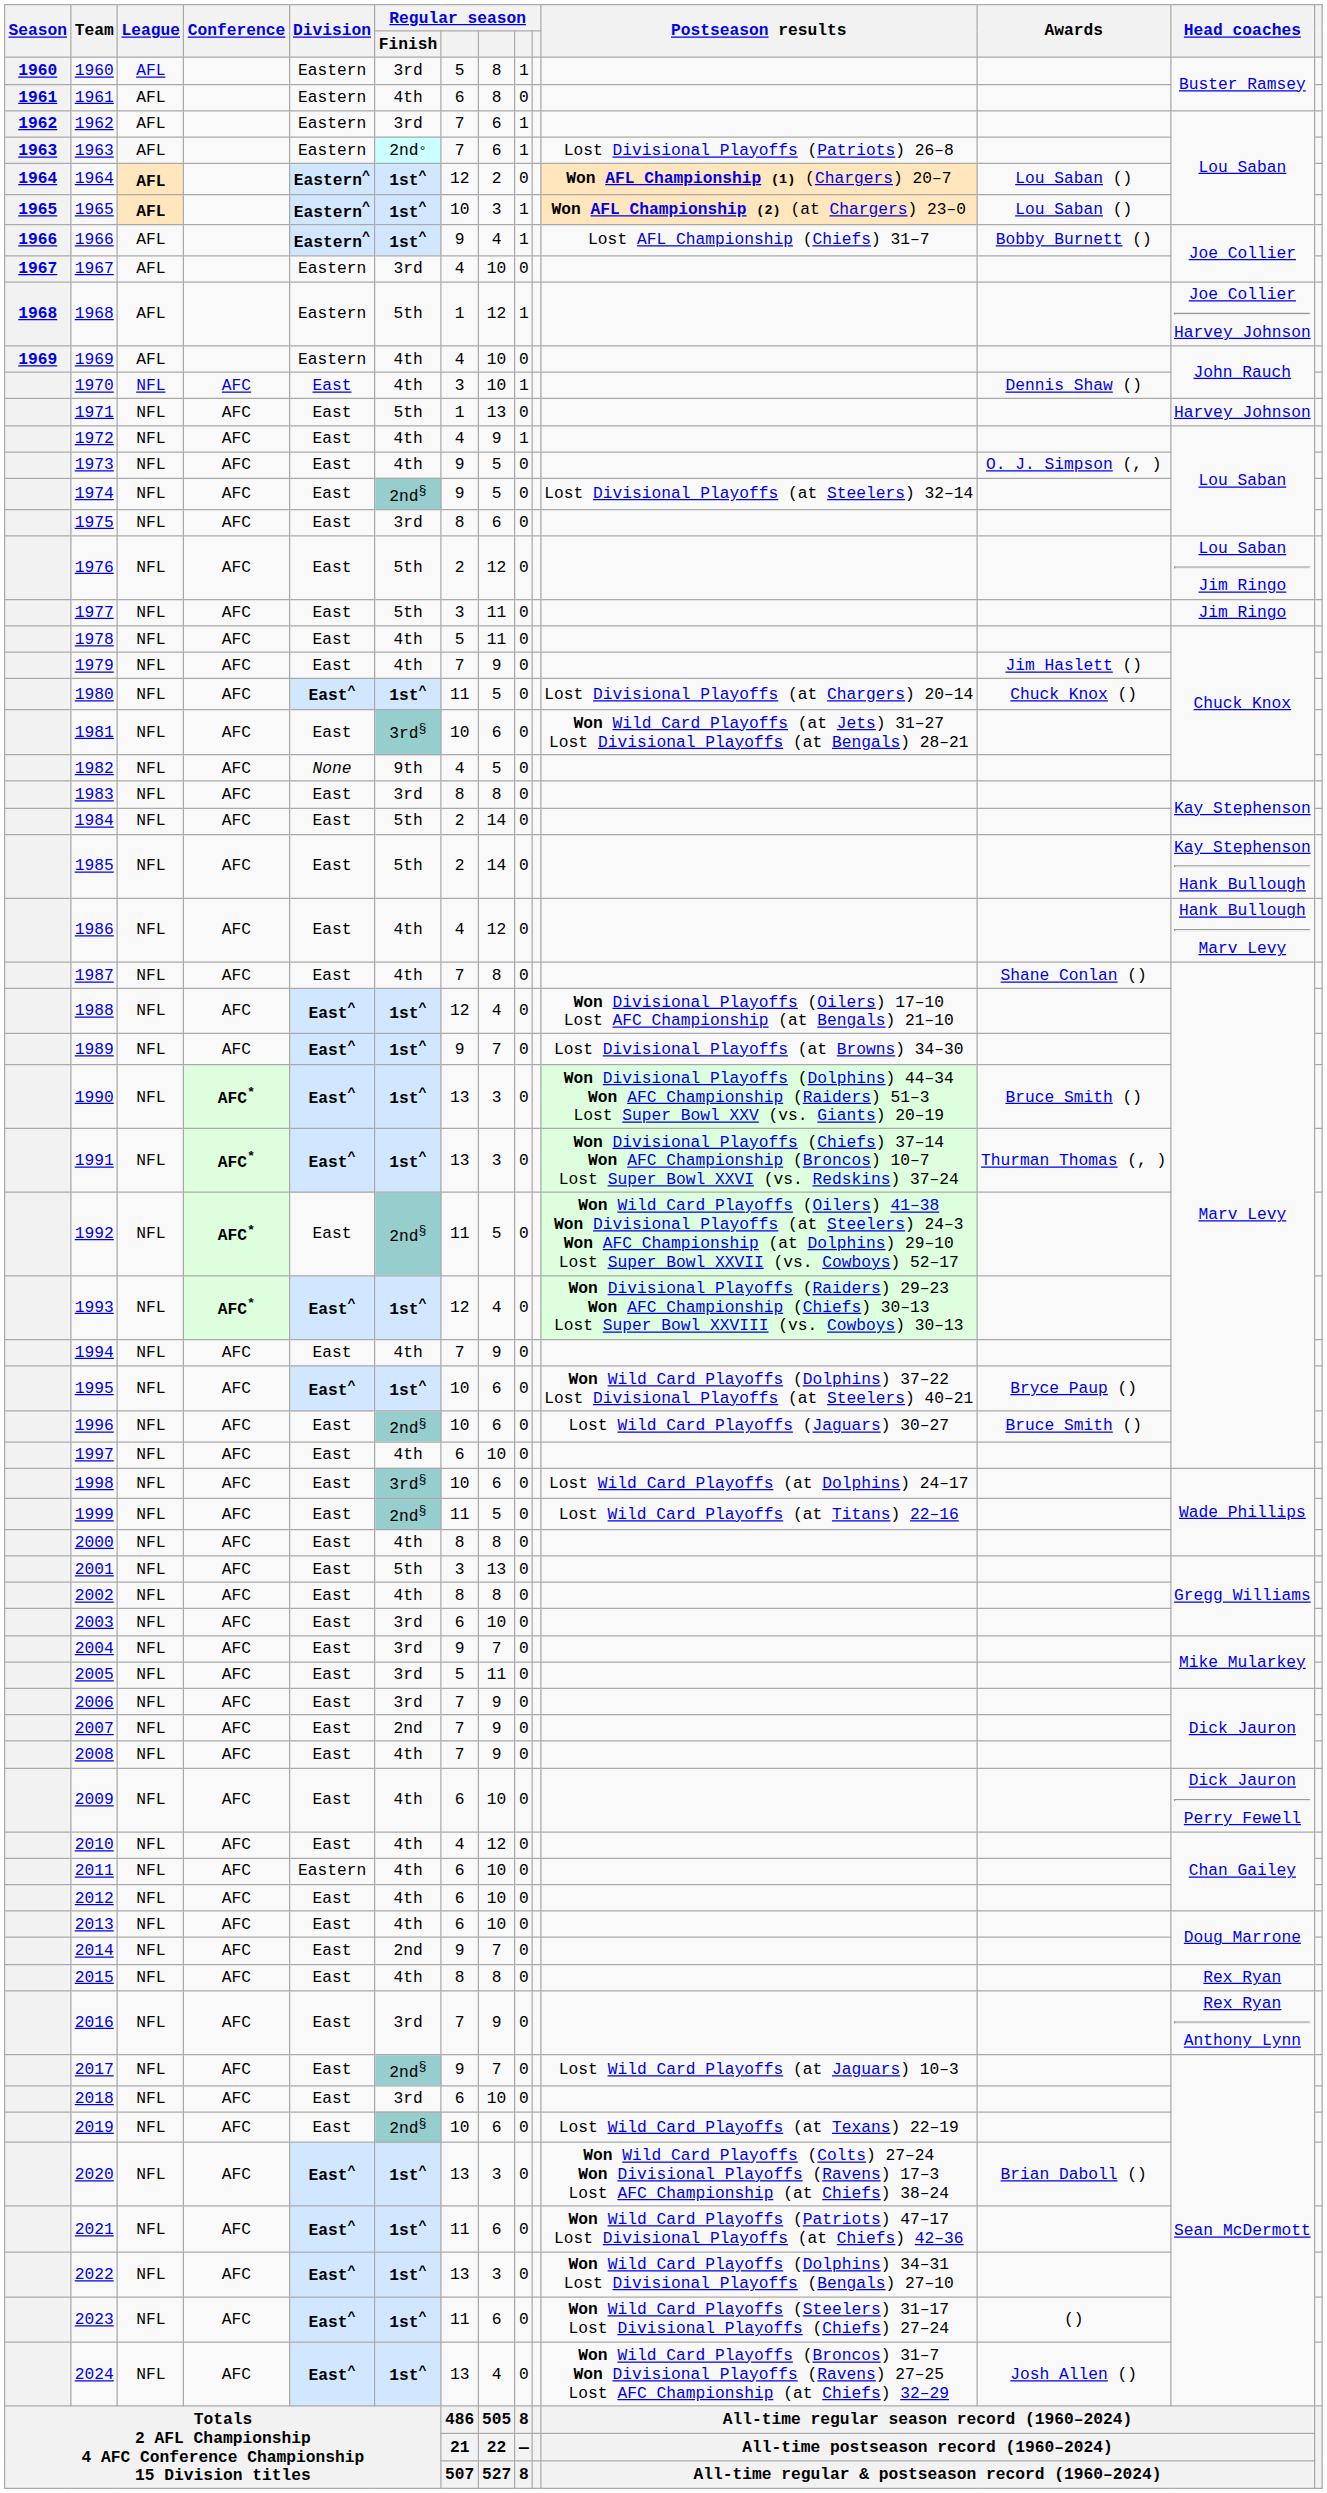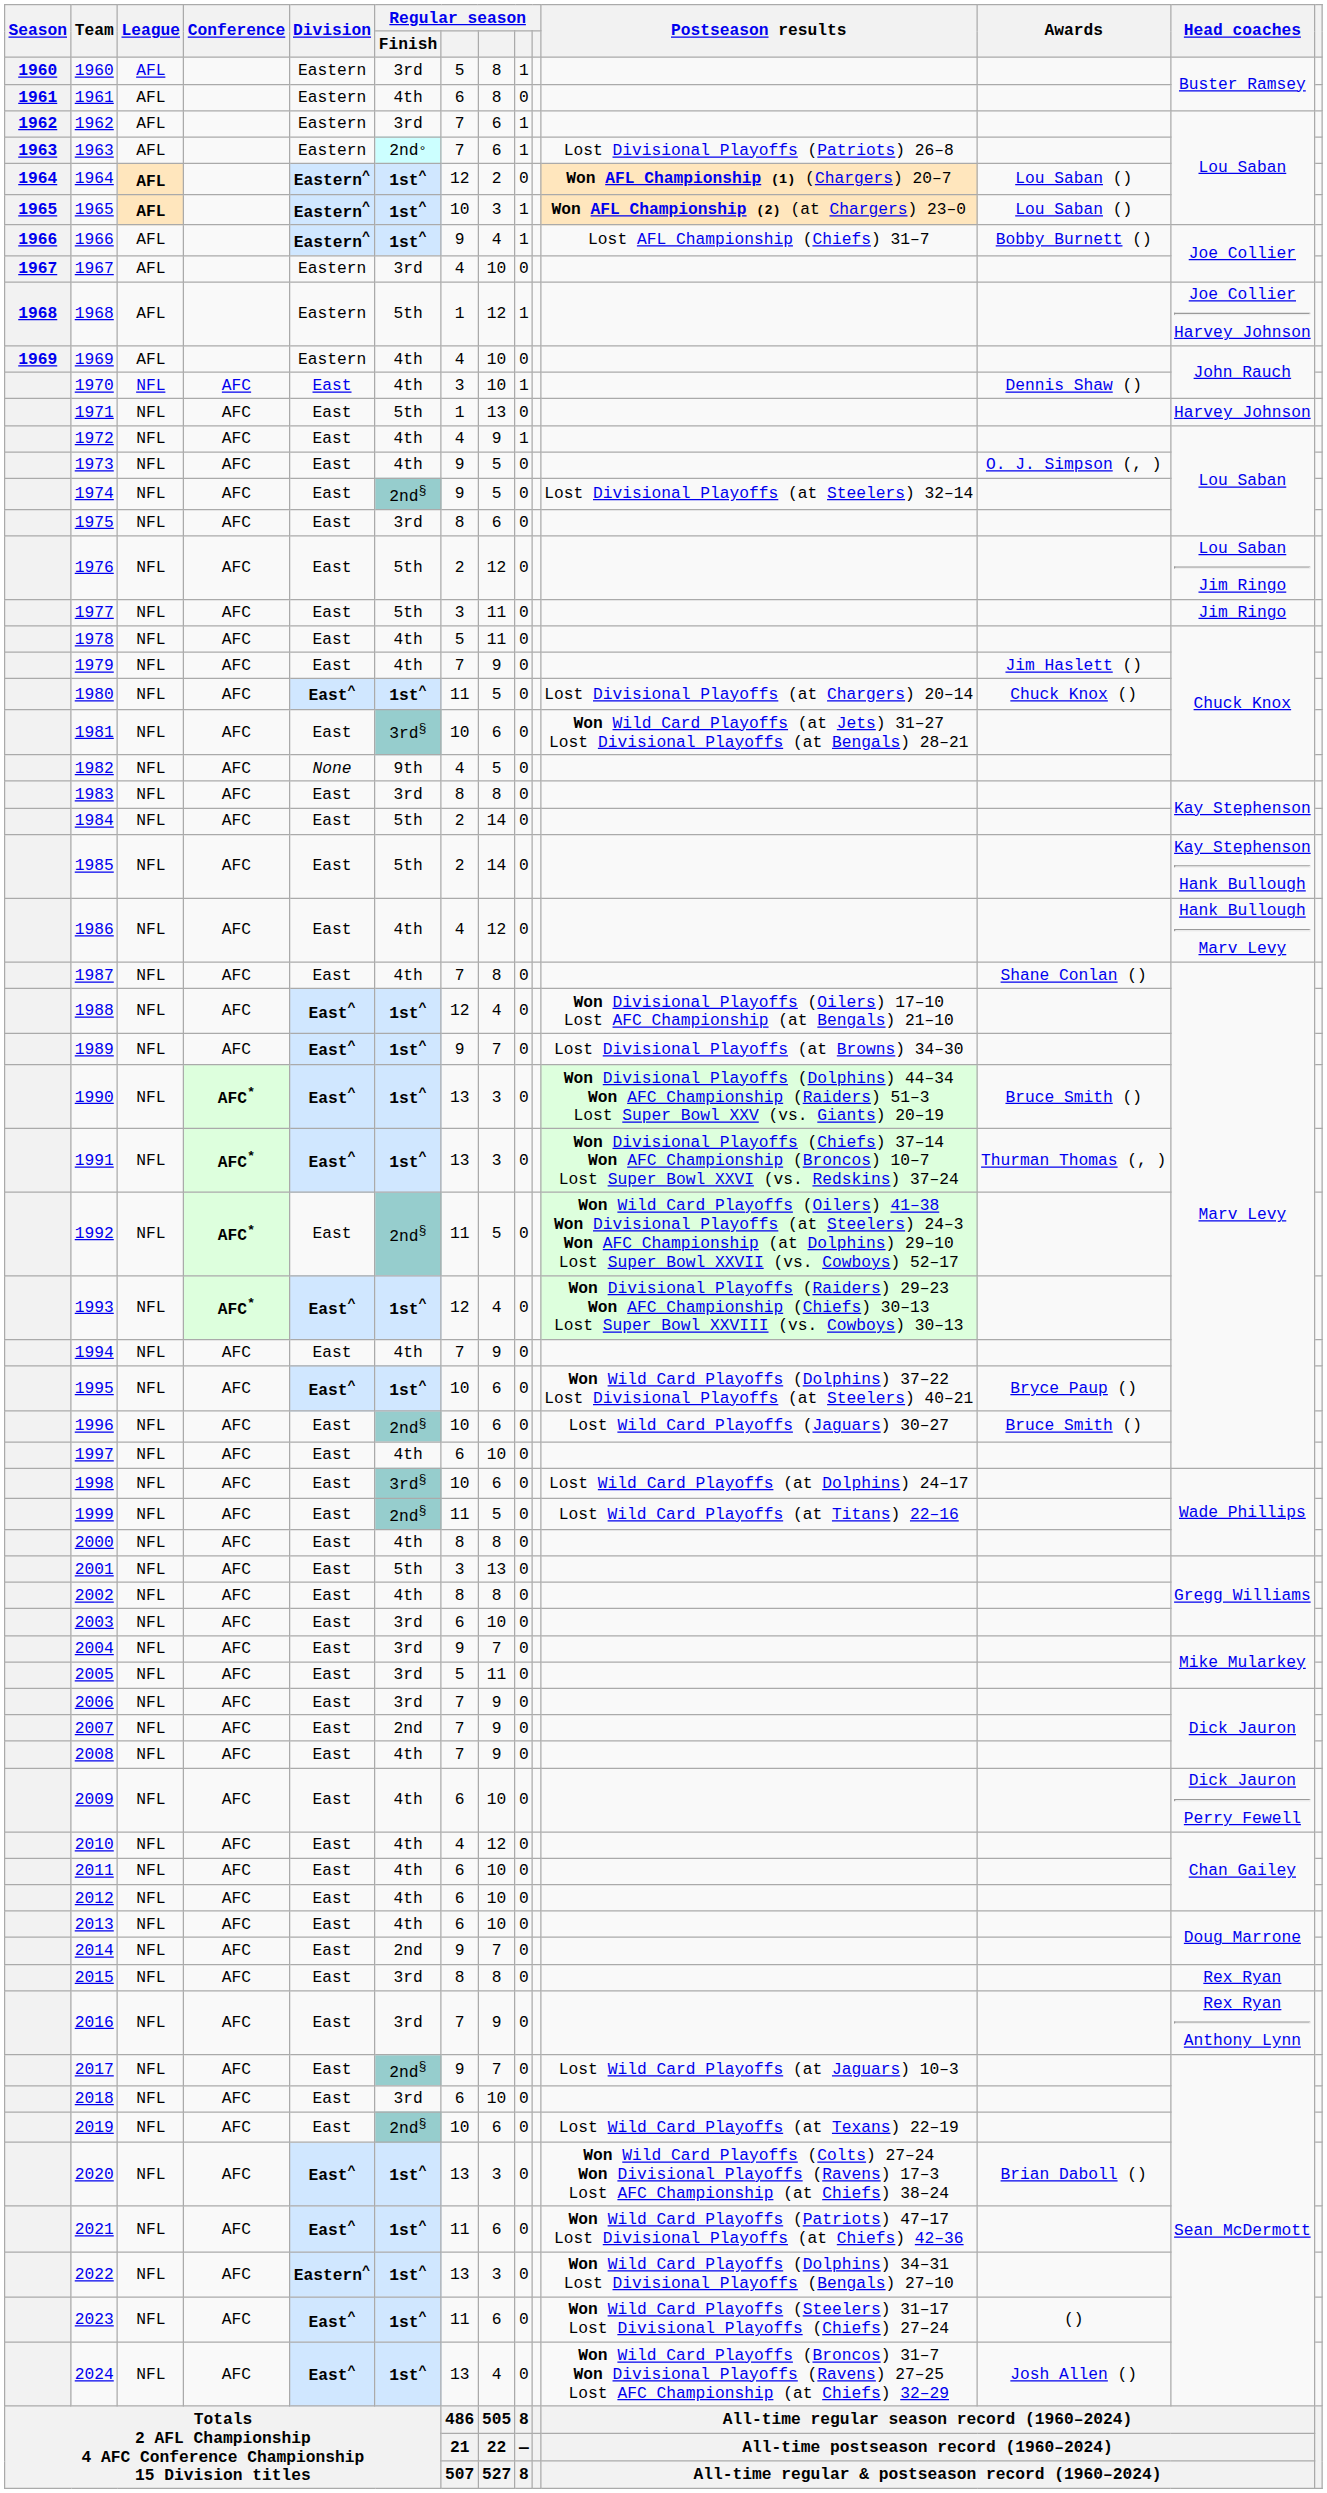(332, 1871) Eastern -> (332, 1871) East
(408, 1977) 4th -> (408, 1977) 3rd
(332, 2274) East^ -> (332, 2274) Eastern^
